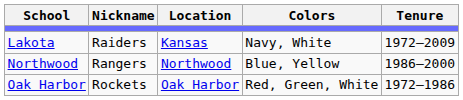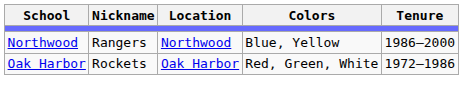- row: (31, 42)
